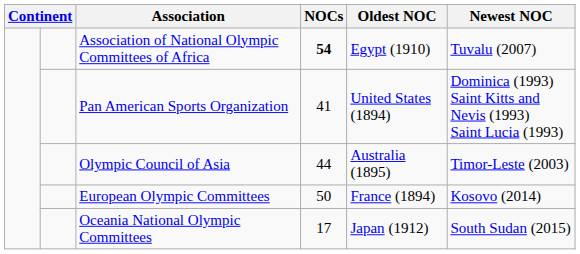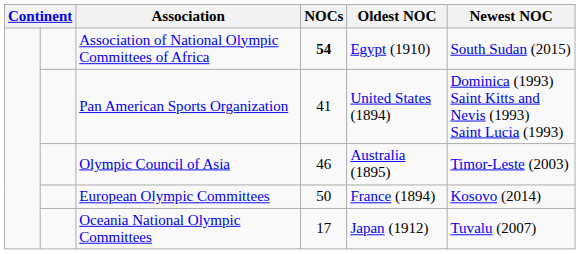(493, 48) Tuvalu (2007) -> (511, 48) South Sudan (2015)
(324, 164) 44 -> (324, 164) 46
(511, 228) South Sudan (2015) -> (493, 228) Tuvalu (2007)
